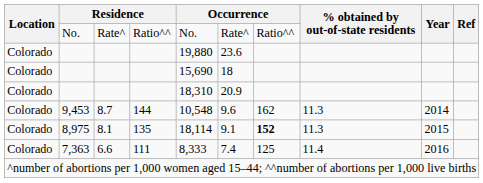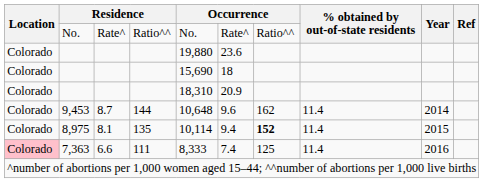(196, 110) 10,548 -> (196, 110) 10,648
(313, 110) 11.3 -> (313, 110) 11.4
(196, 129) 18,114 -> (196, 129) 10,114
(228, 129) 9.1 -> (228, 129) 9.4
(313, 129) 11.3 -> (313, 129) 11.4
(30, 149) no background -> (30, 149) pink background
